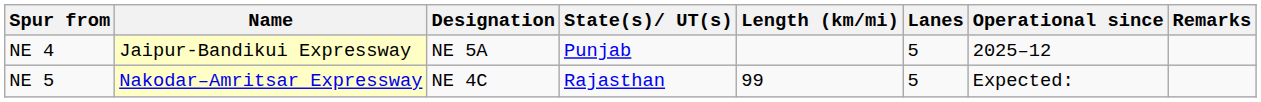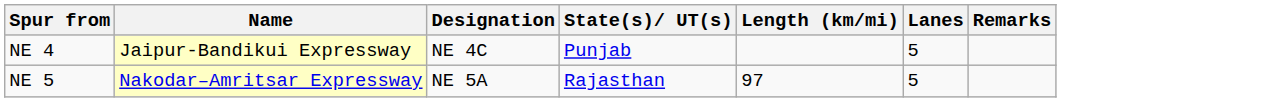- column: (1068, 20)
(460, 50) NE 5A -> (460, 50) NE 4C
(460, 81) NE 4C -> (460, 81) NE 5A
(753, 81) 99 -> (753, 81) 97
